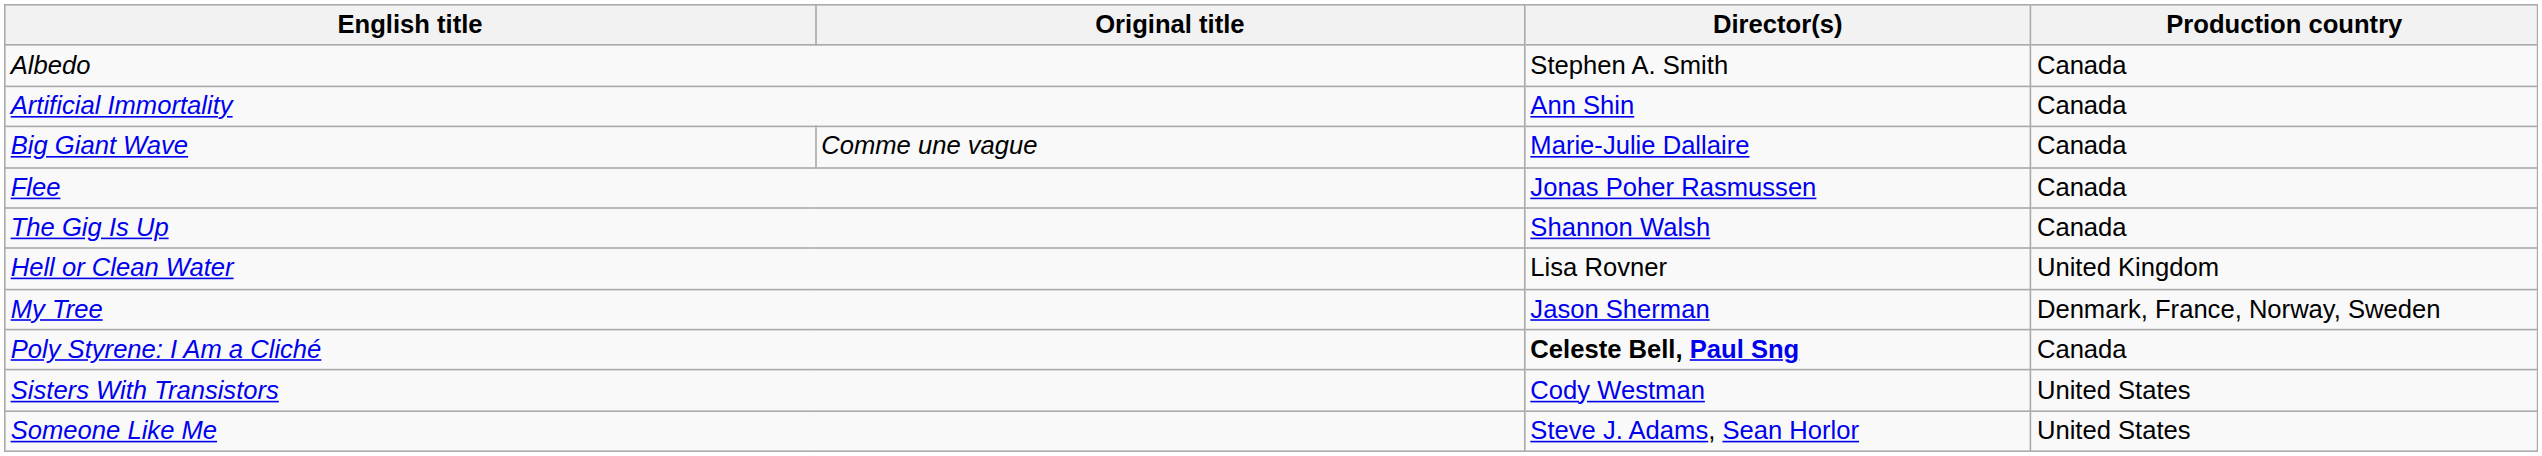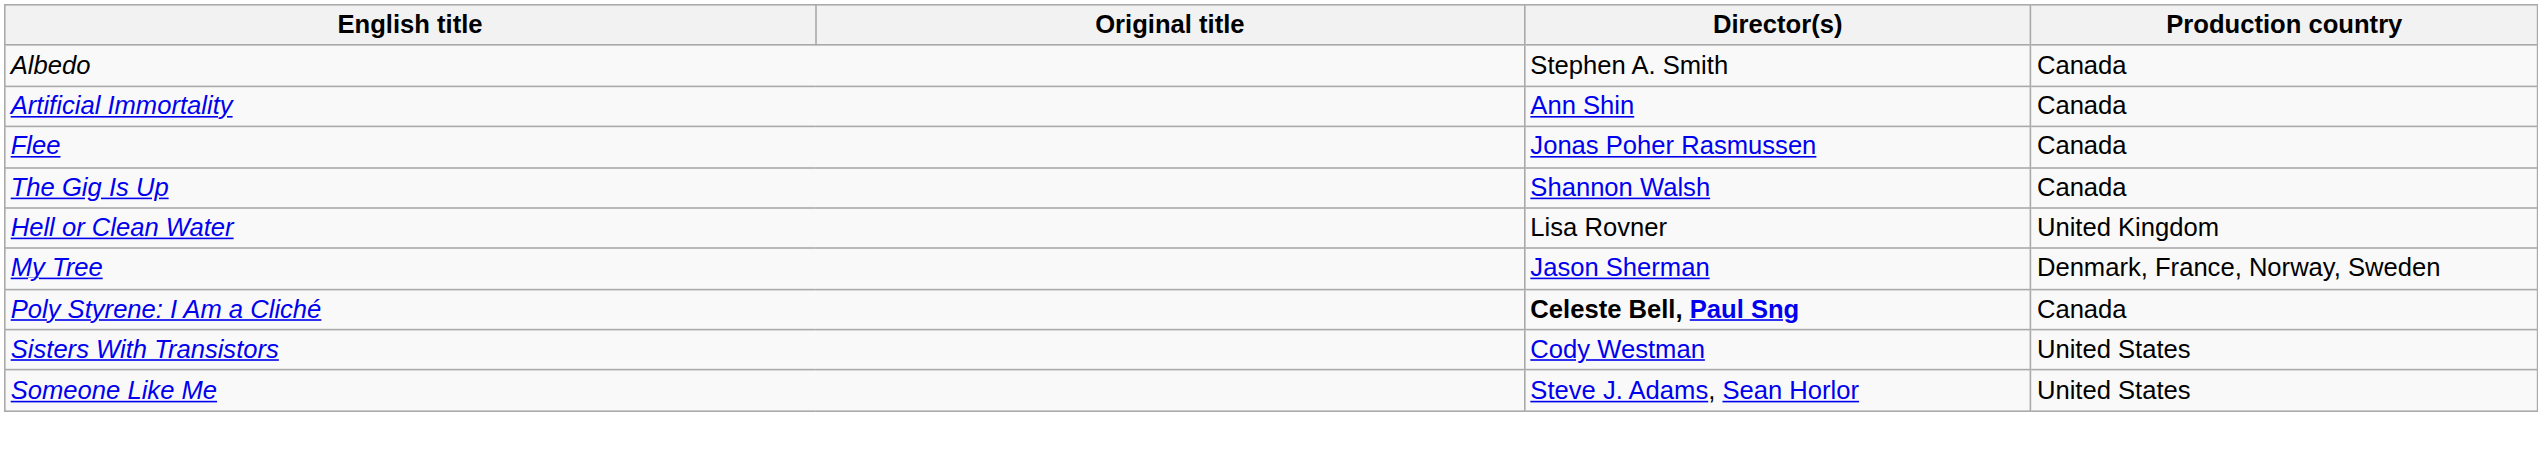- row: (99, 146)
